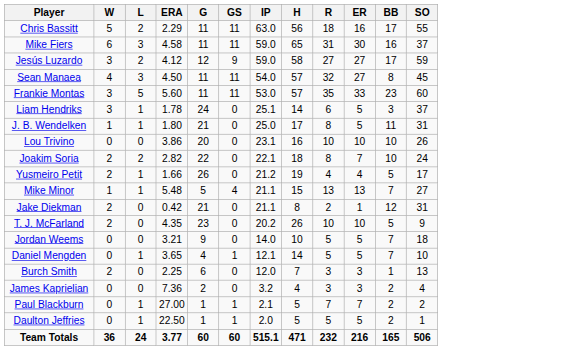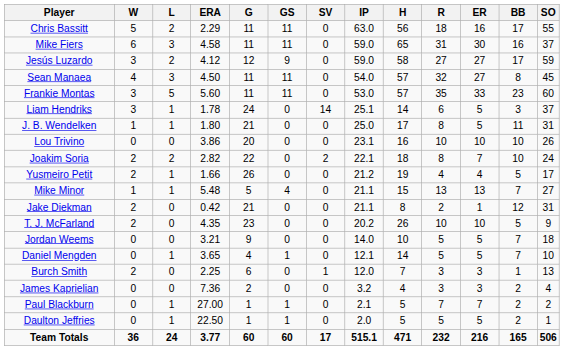+ column: (326, 12)
